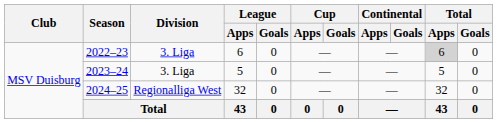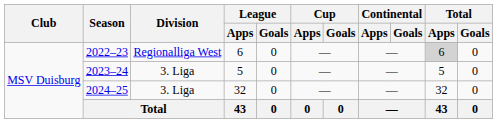(177, 52) 3. Liga -> (177, 52) Regionalliga West
(177, 90) Regionalliga West -> (177, 90) 3. Liga
